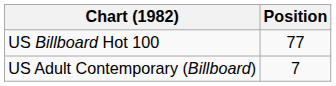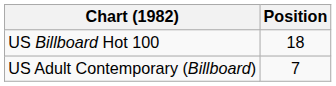(295, 42) 77 -> (295, 42) 18
